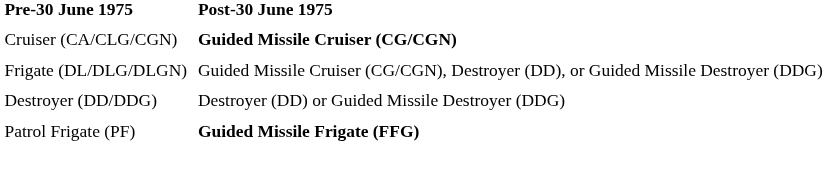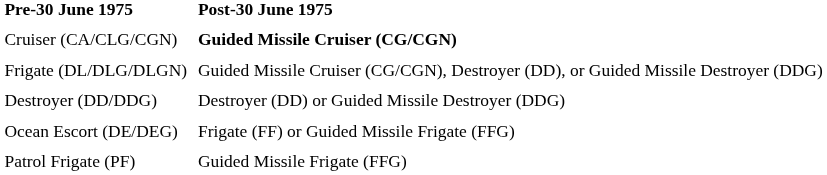+ row: (91, 131)
(309, 131) bold -> (302, 161) normal
